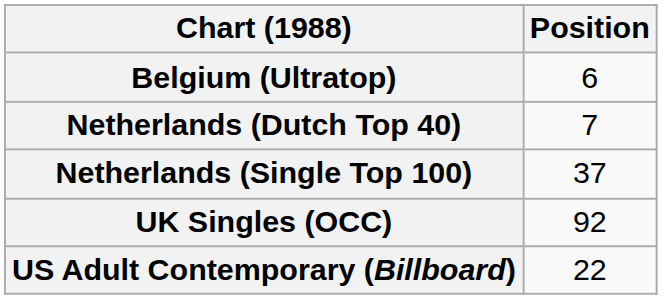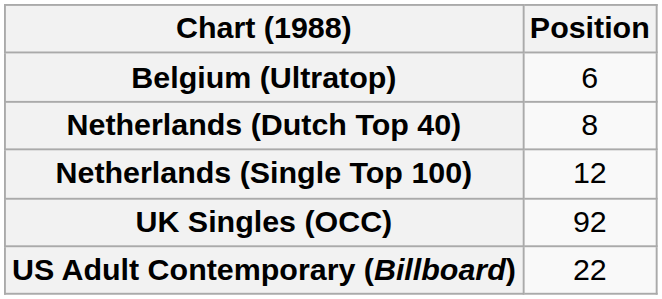(590, 125) 7 -> (590, 125) 8
(590, 173) 37 -> (590, 173) 12
